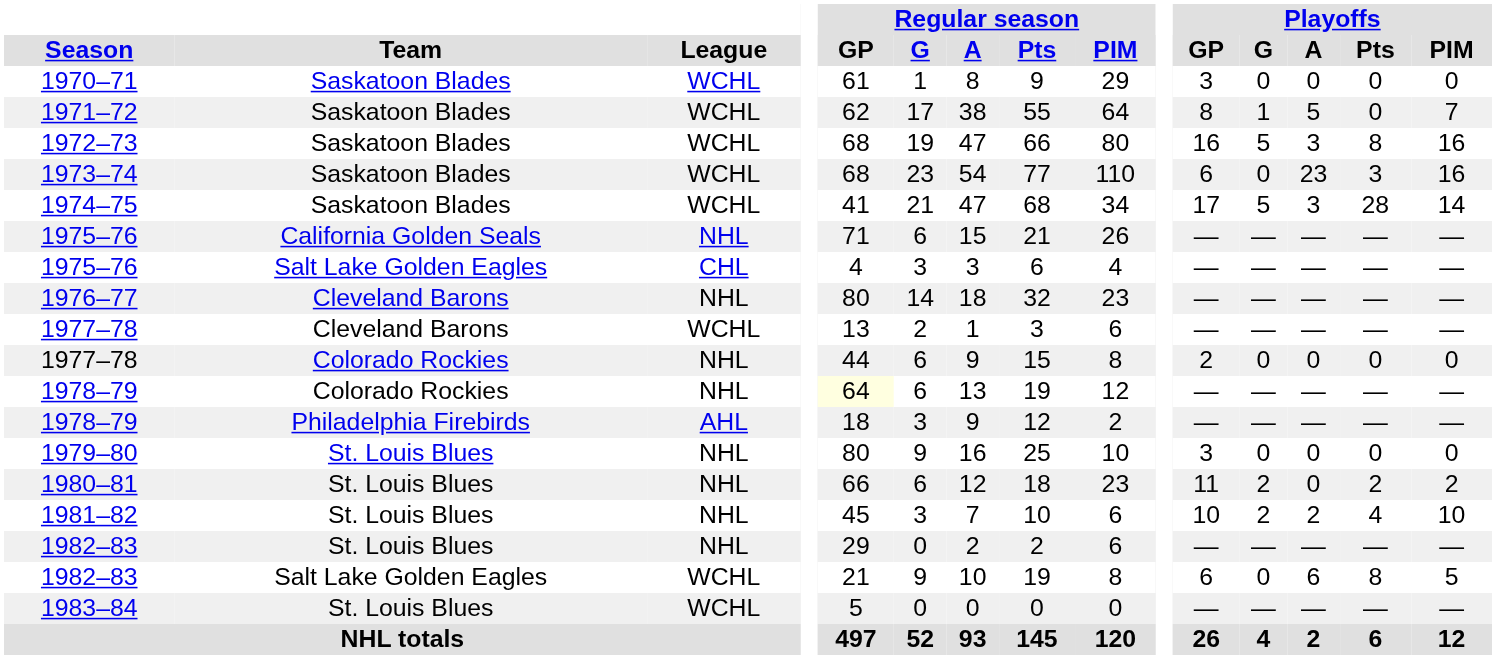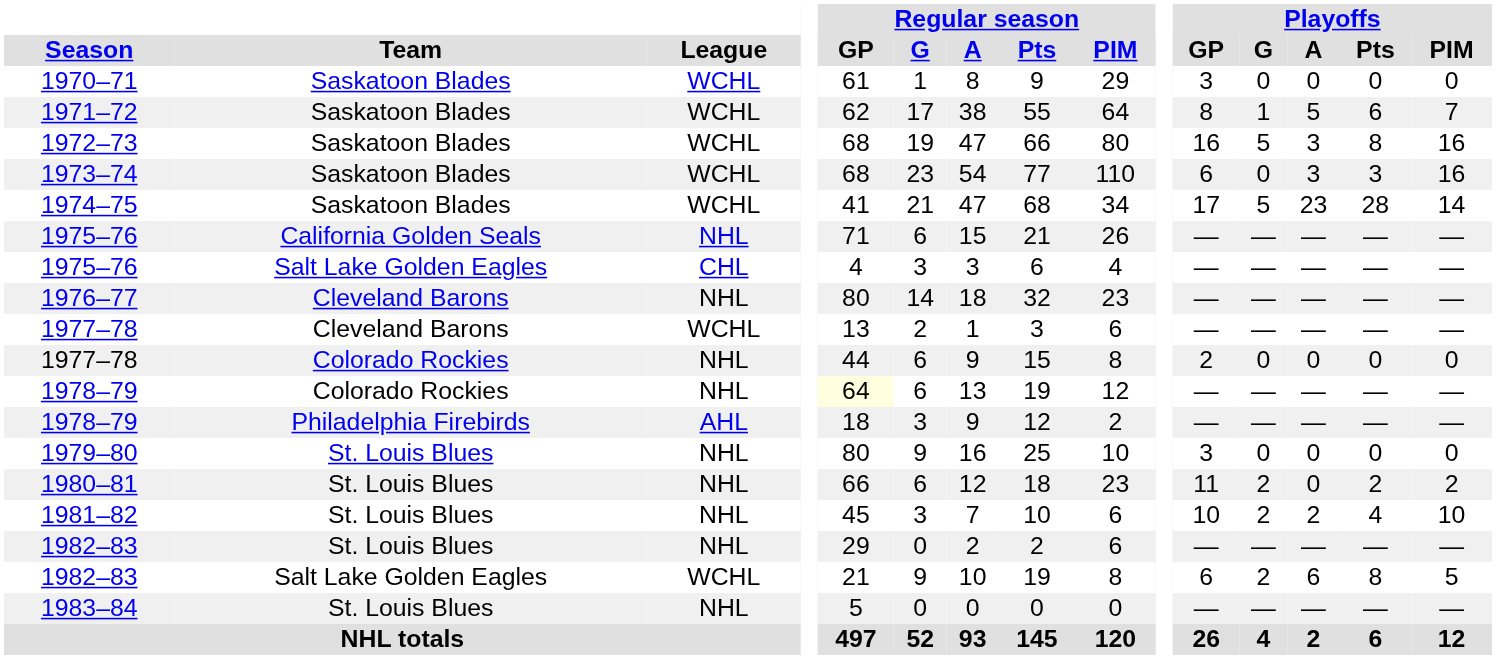(1375, 112) 0 -> (1375, 112) 6
(1313, 174) 23 -> (1313, 174) 3
(1313, 205) 3 -> (1313, 205) 23
(1263, 577) 0 -> (1263, 577) 2
(724, 608) WCHL -> (724, 608) NHL
